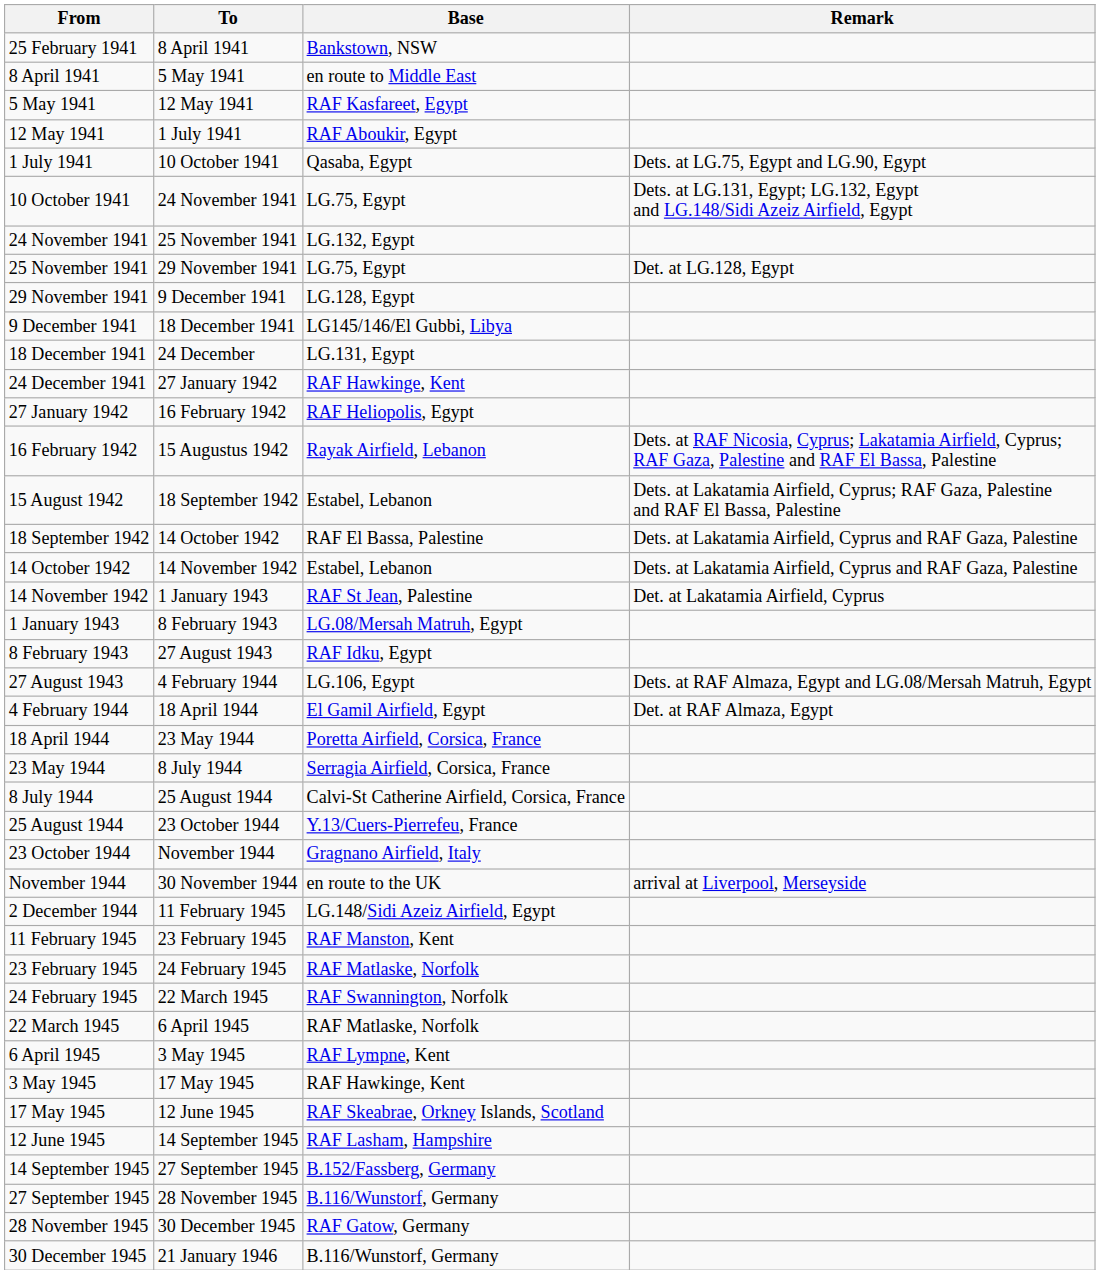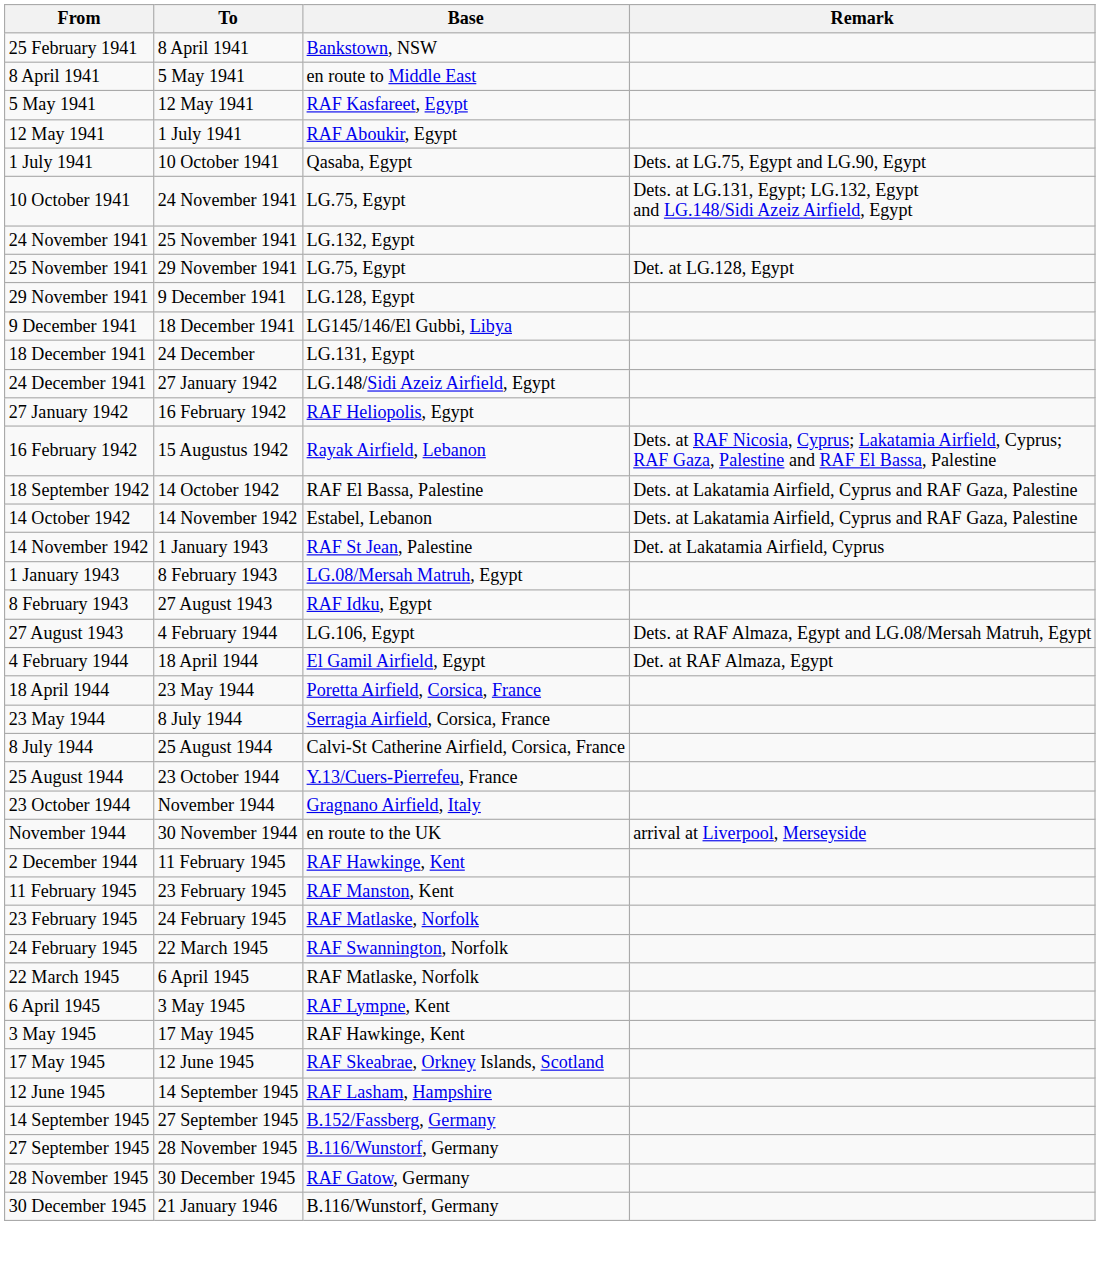(386, 383) RAF Hawkinge, Kent -> (431, 383) LG.148/Sidi Azeiz Airfield, Egypt
- row: (66, 499)
(431, 911) LG.148/Sidi Azeiz Airfield, Egypt -> (386, 862) RAF Hawkinge, Kent
